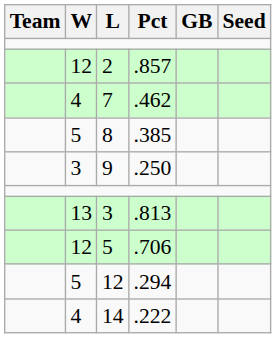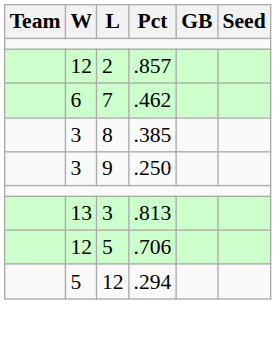(76, 100) 4 -> (76, 100) 6
(76, 134) 5 -> (76, 134) 3
- row: (113, 315)
